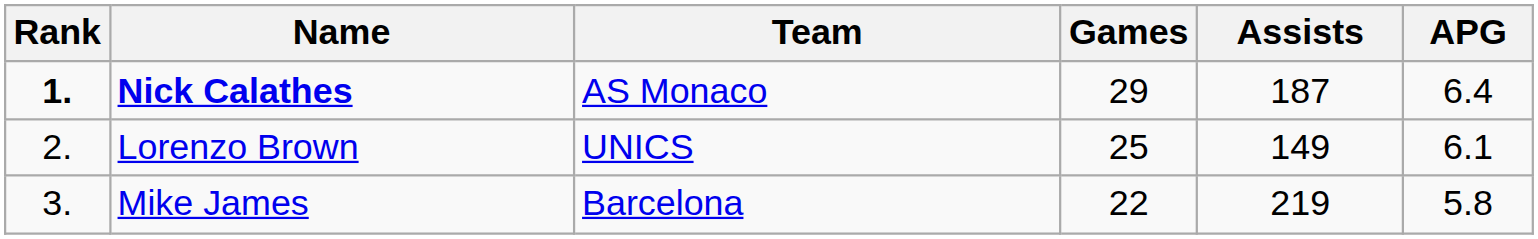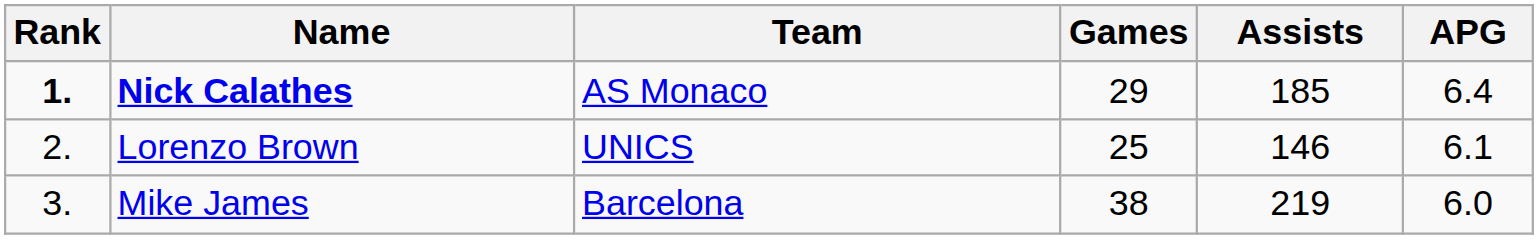(1300, 89) 187 -> (1300, 89) 185
(1300, 146) 149 -> (1300, 146) 146
(1129, 203) 22 -> (1129, 203) 38
(1468, 203) 5.8 -> (1468, 203) 6.0
